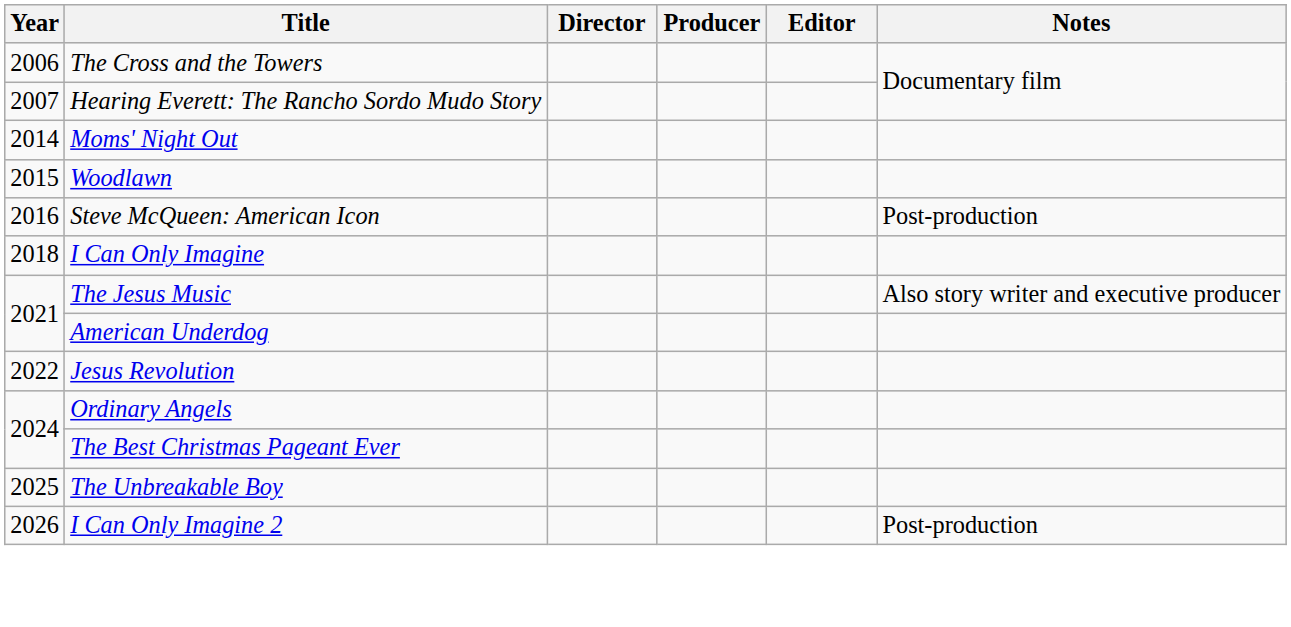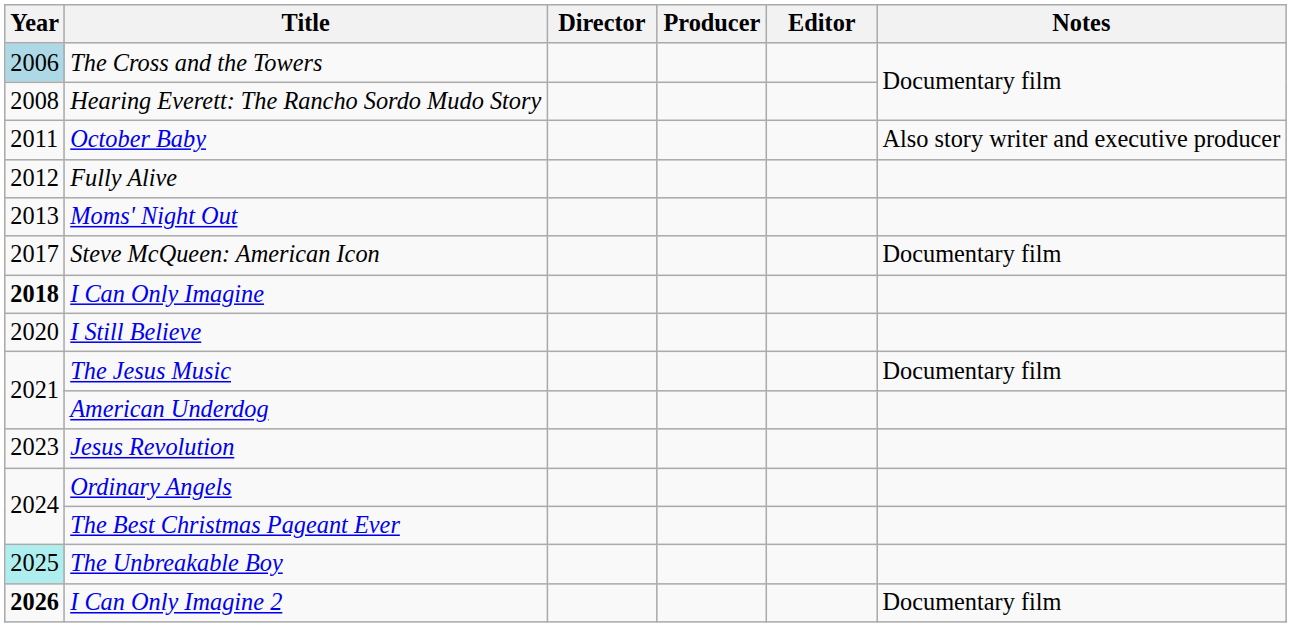(35, 62) no background -> (35, 62) lightblue background
(35, 100) 2007 -> (35, 100) 2008
+ row: (138, 139)
+ row: (124, 178)
(35, 139) 2014 -> (35, 216) 2013
- row: (121, 178)
(35, 216) 2016 -> (35, 255) 2017
(960, 216) Post-production -> (972, 255) Documentary film
(35, 255) normal -> (35, 293) bold
+ row: (136, 332)
(1081, 293) Also story writer and executive producer -> (972, 370) Documentary film
(35, 370) 2022 -> (35, 448) 2023
(35, 486) no background -> (35, 563) paleturquoise background
(35, 525) normal -> (35, 602) bold
(960, 525) Post-production -> (972, 602) Documentary film
